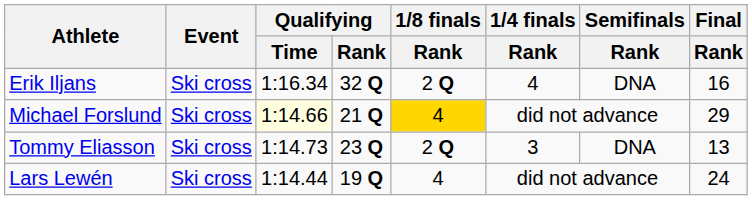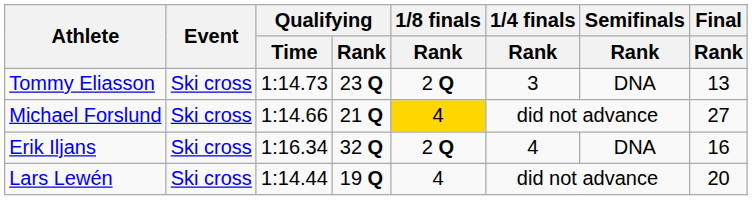rows swapped: (82, 147) <-> (53, 83)
(294, 115) lightyellow background -> (294, 115) no background
(719, 115) 29 -> (719, 115) 27
(719, 178) 24 -> (719, 178) 20
